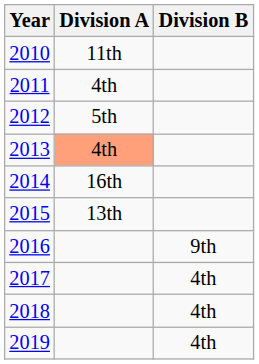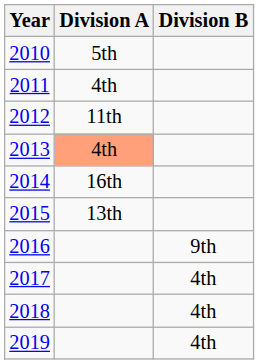(104, 52) 11th -> (104, 52) 5th
(104, 117) 5th -> (104, 117) 11th
